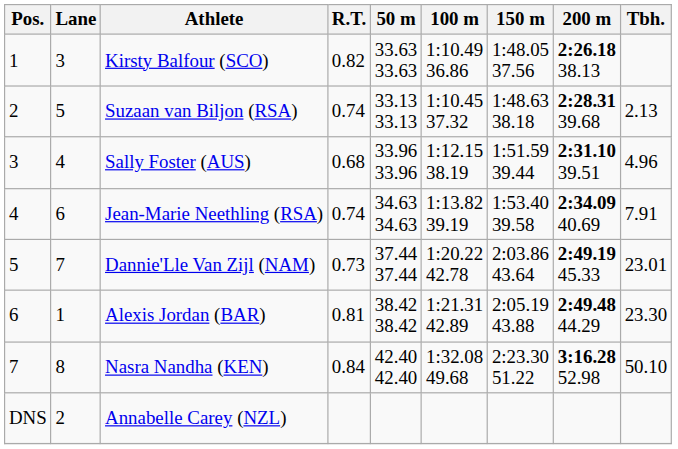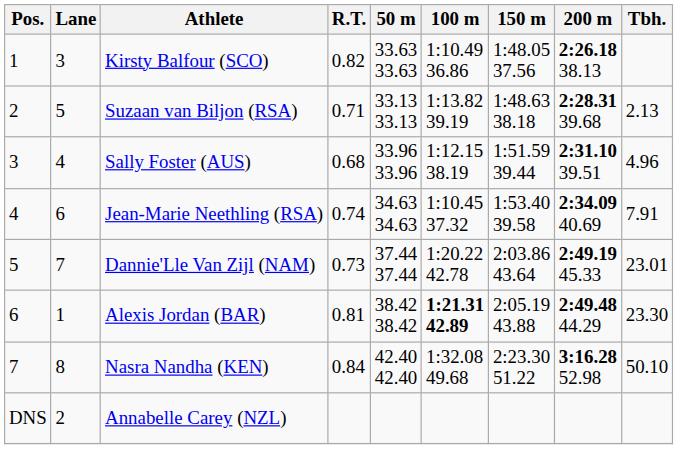(348, 111) 0.74 -> (348, 111) 0.71
(455, 111) 1:10.45 37.32 -> (455, 111) 1:13.82 39.19
(455, 213) 1:13.82 39.19 -> (455, 213) 1:10.45 37.32
(455, 315) normal -> (455, 315) bold
